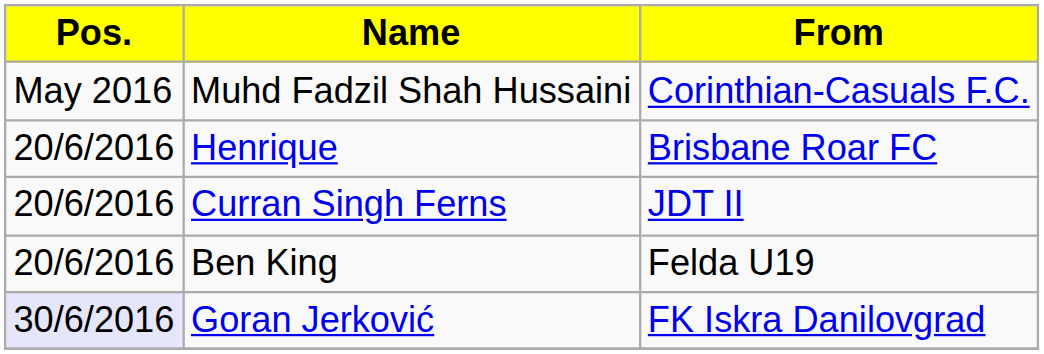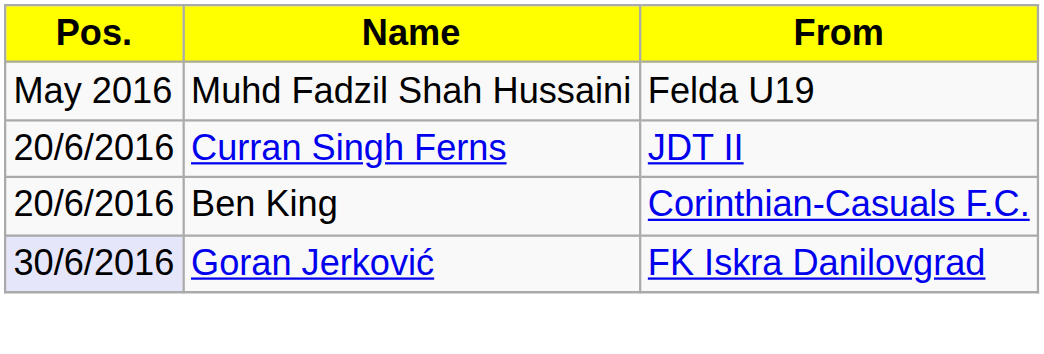(839, 90) Corinthian-Casuals F.C. -> (731, 90) Felda U19
- row: (264, 147)
(731, 262) Felda U19 -> (839, 205) Corinthian-Casuals F.C.
